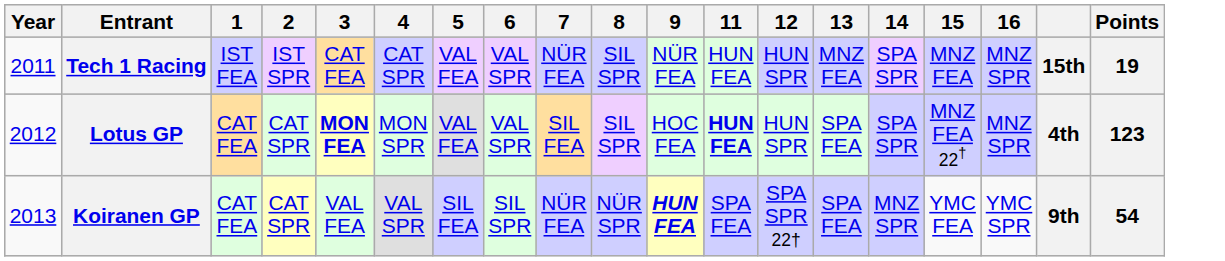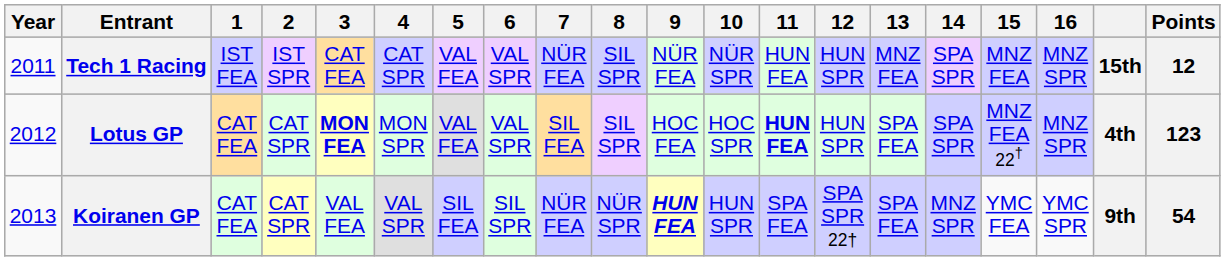+ column: (731, 21)
(1127, 65) 19 -> (1184, 65) 12
